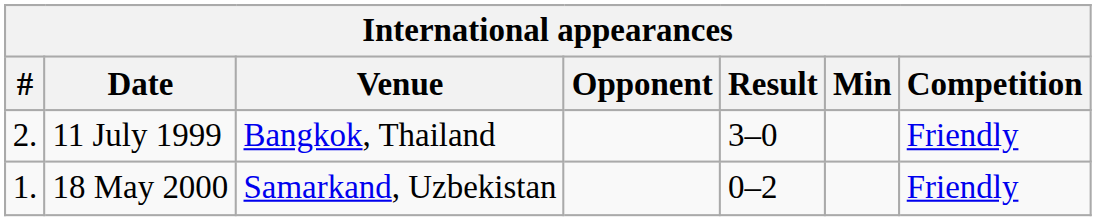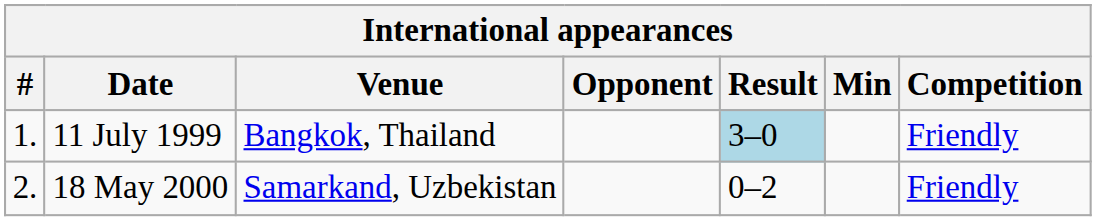(25, 135) 2. -> (25, 135) 1.
(753, 135) no background -> (753, 135) lightblue background
(25, 187) 1. -> (25, 187) 2.
